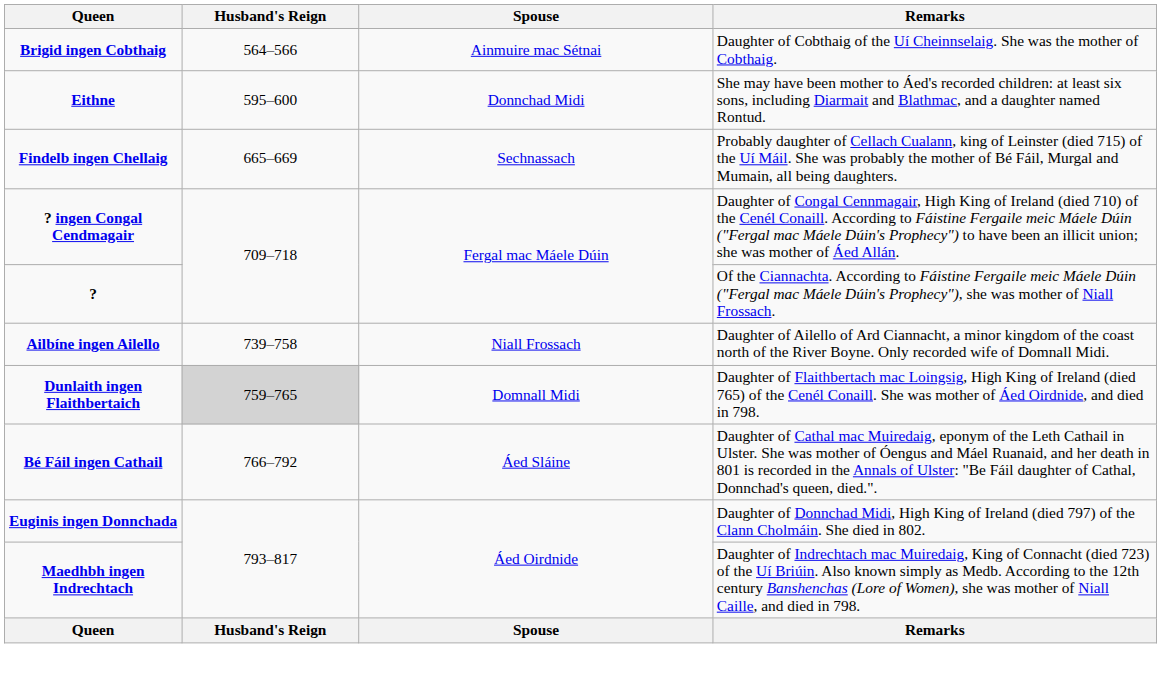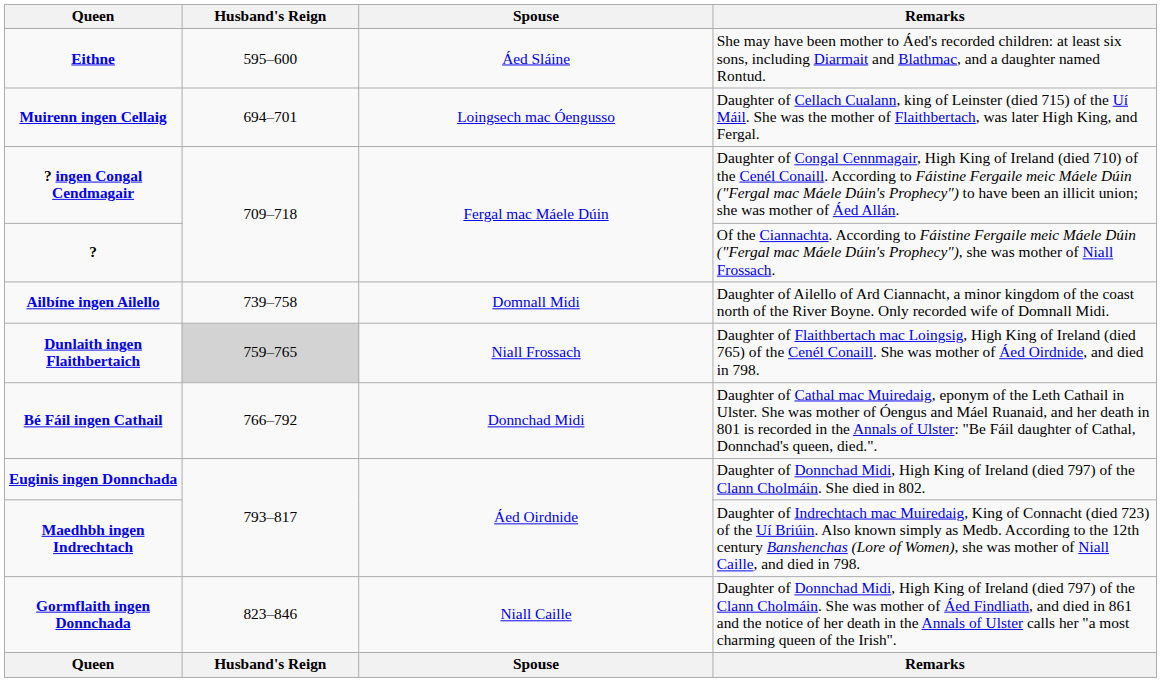- row: (93, 49)
(536, 99) Donnchad Midi -> (536, 58) Áed Sláine
- row: (93, 158)
+ row: (93, 117)
(536, 344) Niall Frossach -> (536, 302) Domnall Midi
(536, 394) Domnall Midi -> (536, 352) Niall Frossach
(536, 462) Áed Sláine -> (536, 420) Donnchad Midi
+ row: (93, 614)
